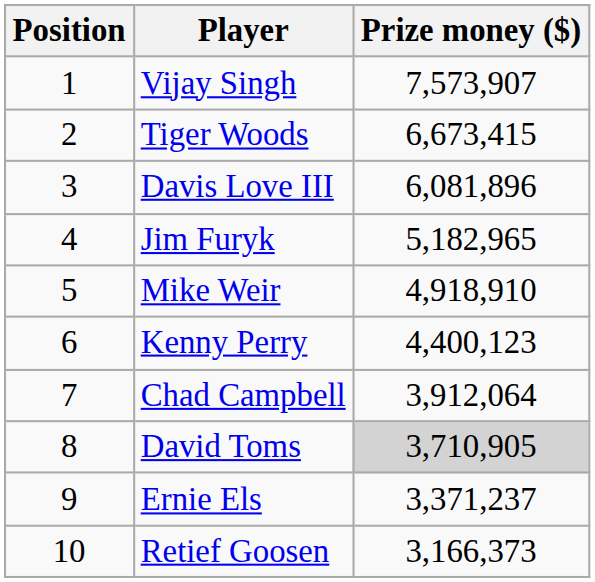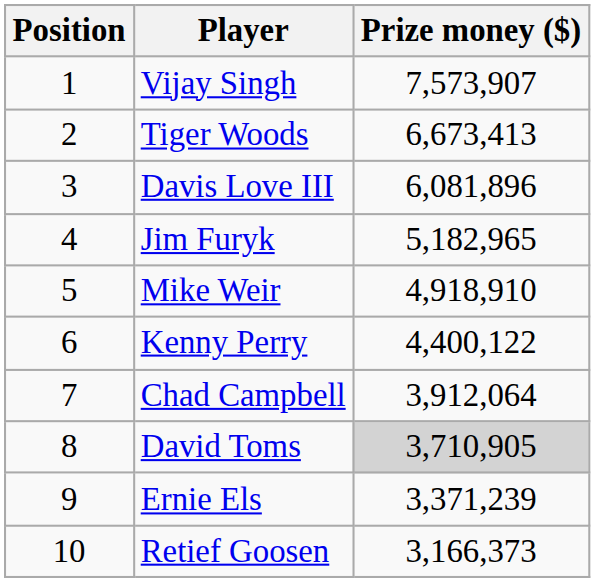(471, 134) 6,673,415 -> (471, 134) 6,673,413
(471, 342) 4,400,123 -> (471, 342) 4,400,122
(471, 498) 3,371,237 -> (471, 498) 3,371,239
